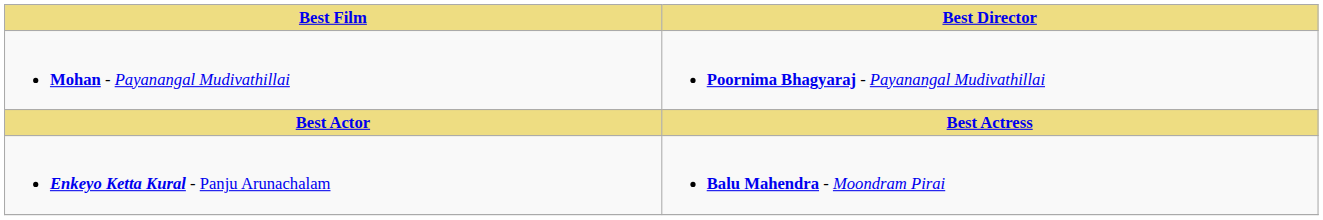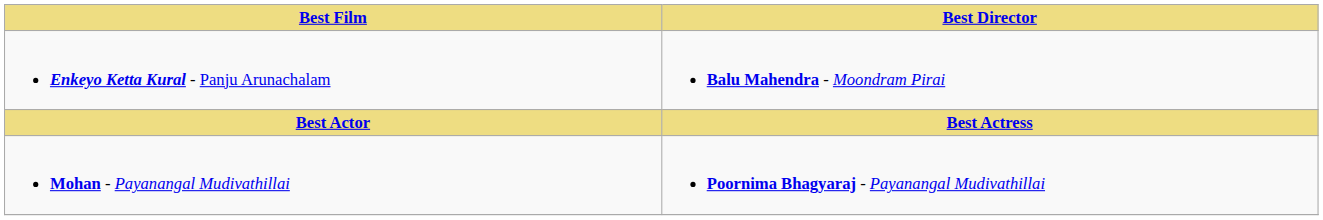rows swapped: (333, 184) <-> (333, 79)
